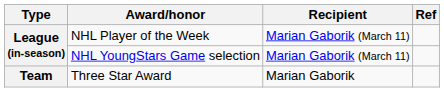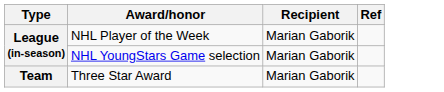(338, 35) Marian Gaborik (March 11) -> (310, 35) Marian Gaborik
(338, 55) Marian Gaborik (March 11) -> (310, 55) Marian Gaborik
